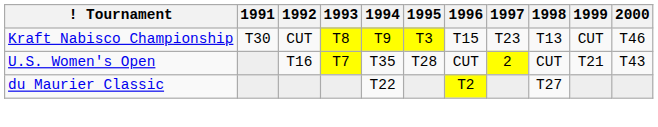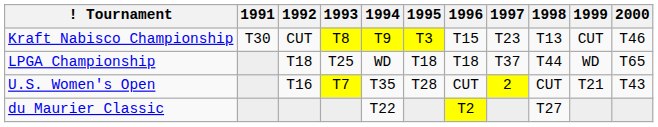+ row: (82, 63)
